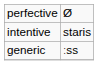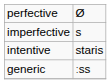+ row: (39, 32)
